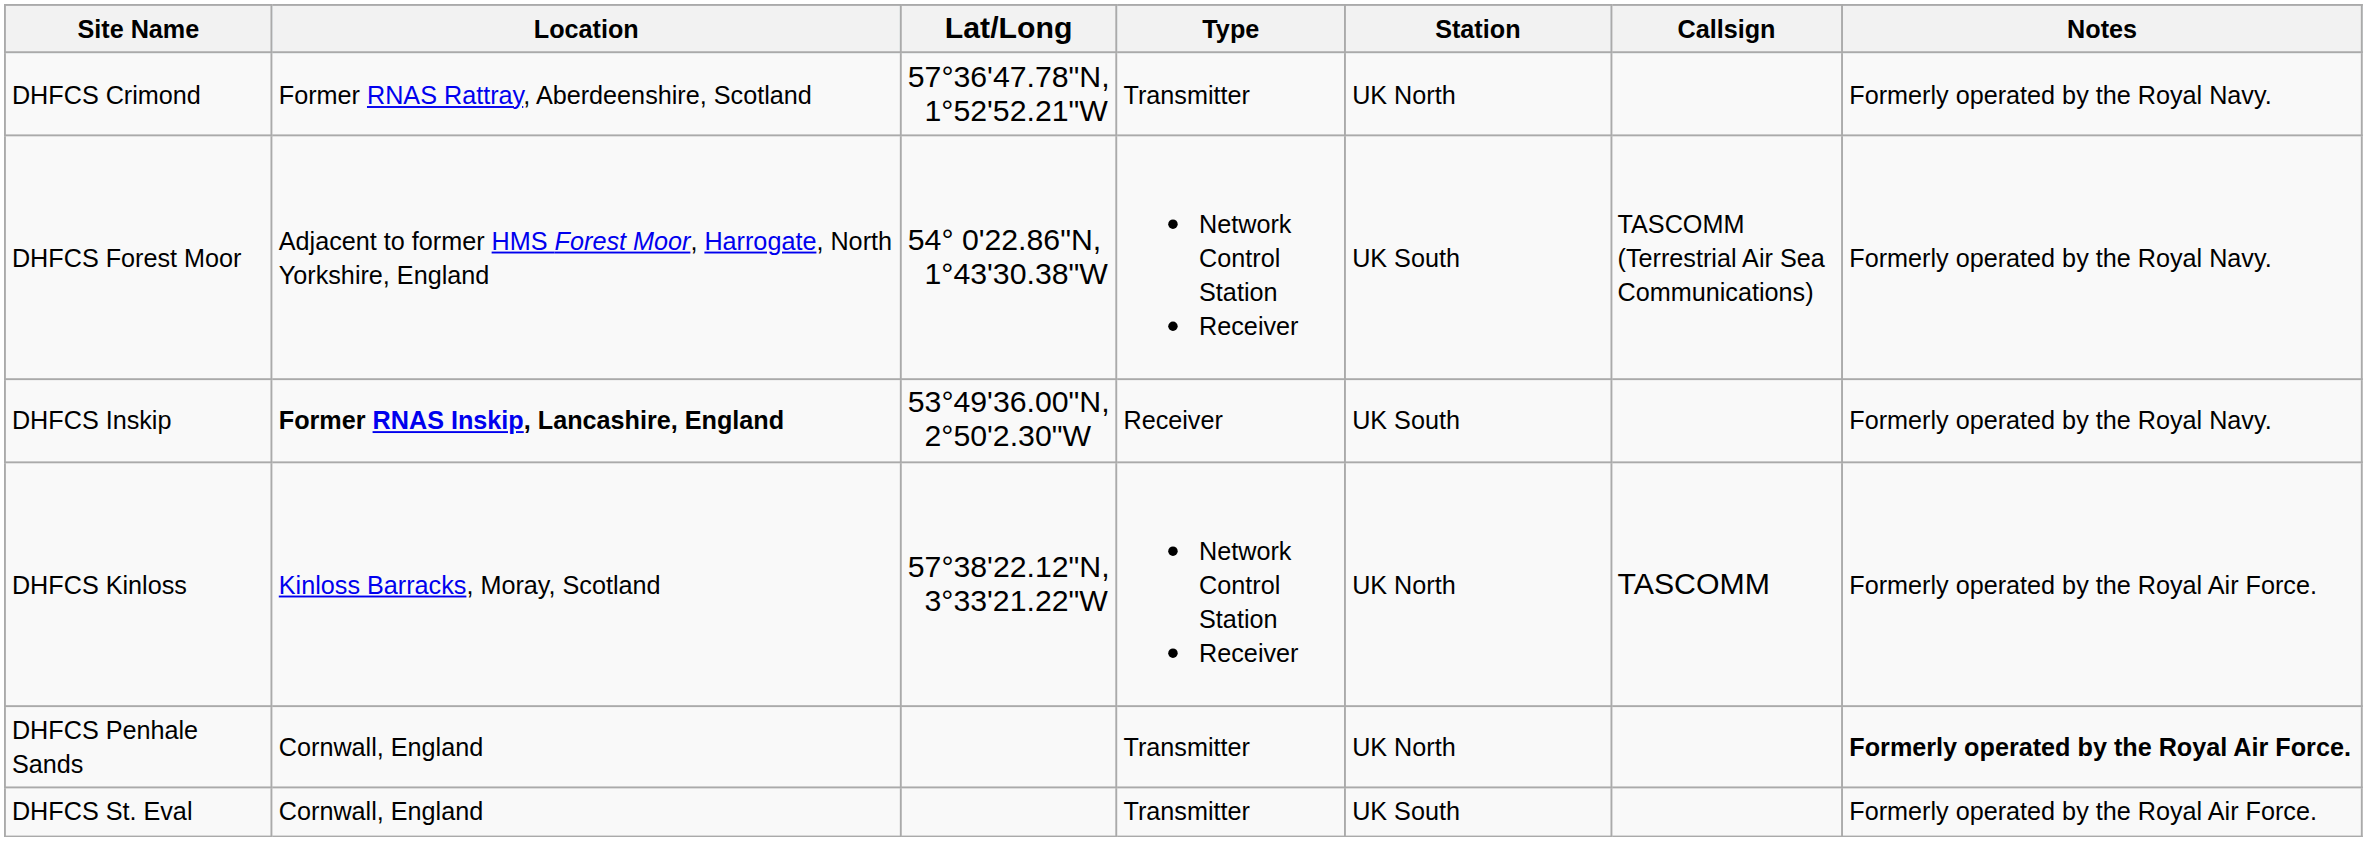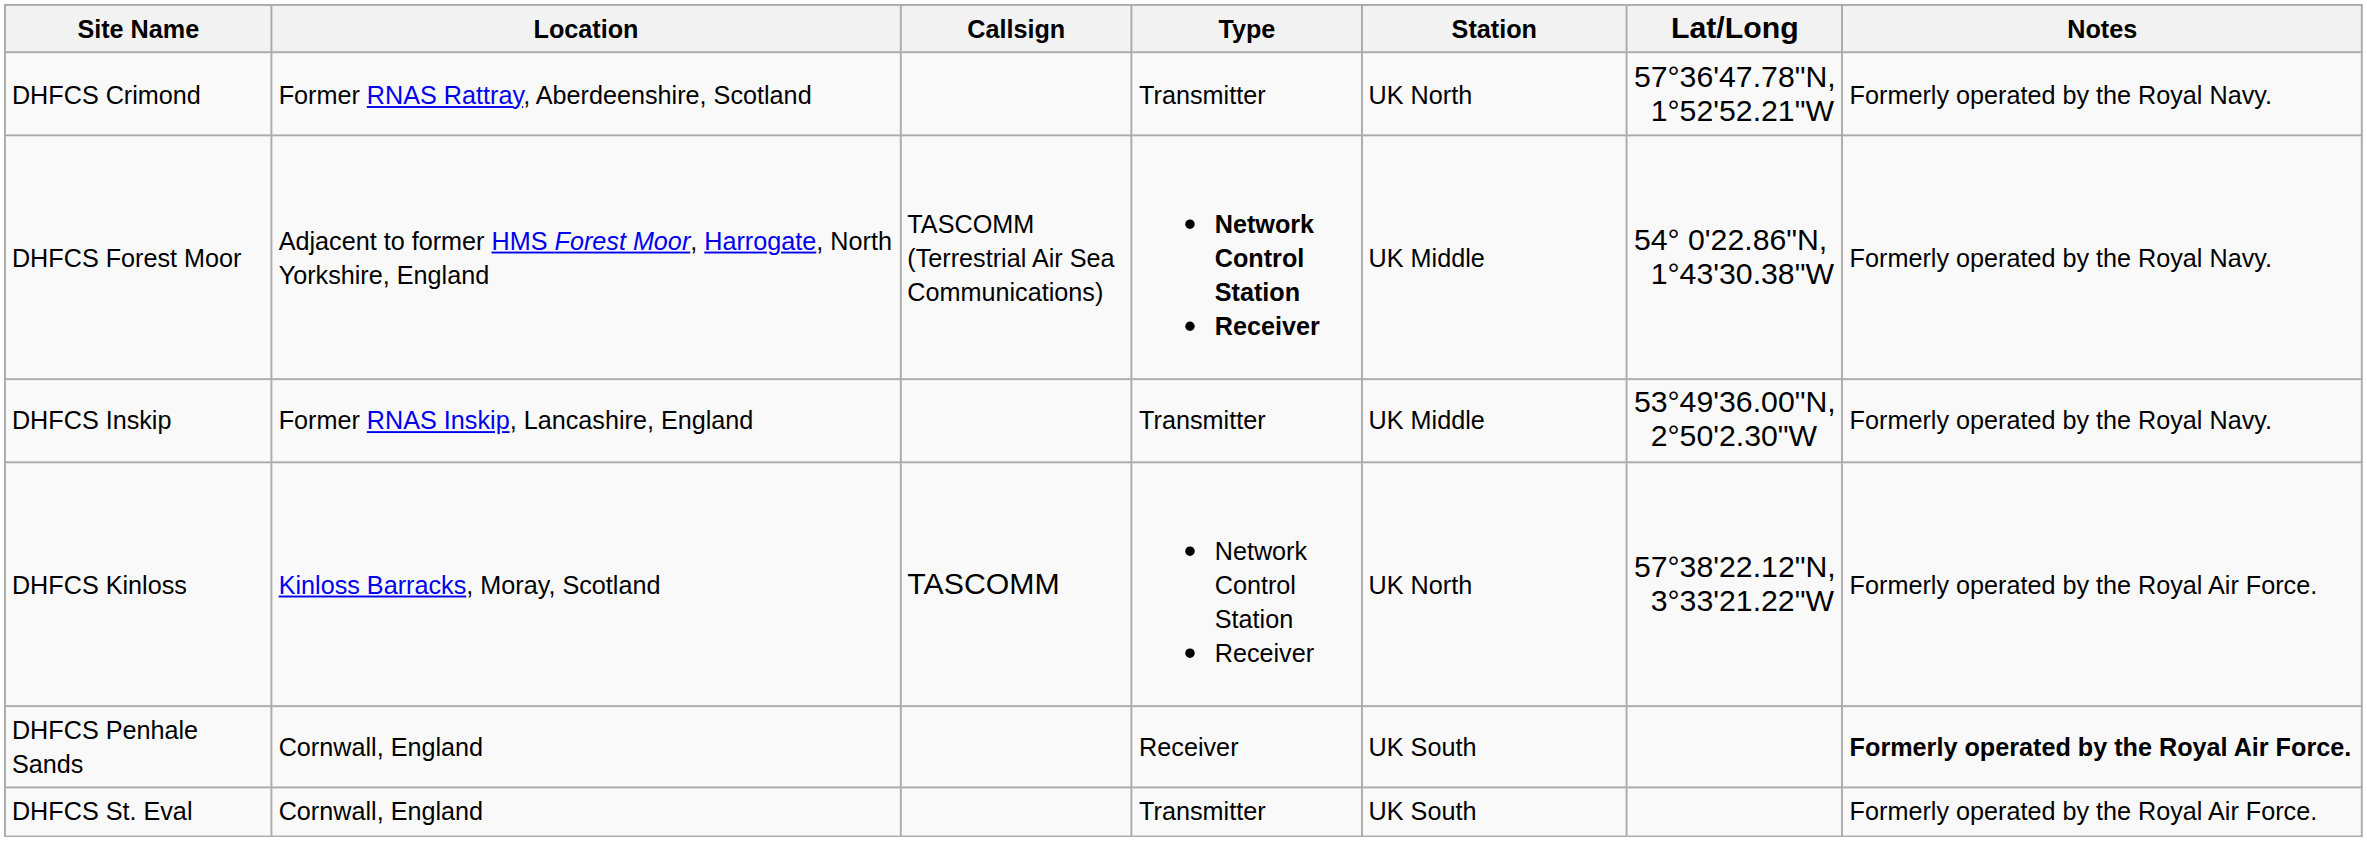columns swapped: (1009, 28) <-> (1726, 30)
(1231, 274) normal -> (1247, 274) bold
(1406, 258) UK South -> (1427, 258) UK Middle
(531, 419) bold -> (516, 421) normal
(1173, 421) Receiver -> (1202, 421) Transmitter
(1406, 421) UK South -> (1427, 421) UK Middle
(1187, 748) Transmitter -> (1189, 748) Receiver
(1404, 748) UK North -> (1423, 748) UK South
